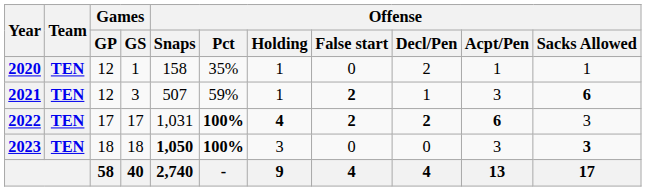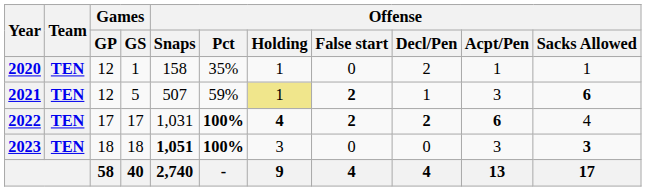(135, 95) 3 -> (135, 95) 5
(280, 95) no background -> (280, 95) khaki background
(587, 120) 3 -> (587, 120) 4
(175, 146) 1,050 -> (175, 146) 1,051
